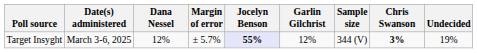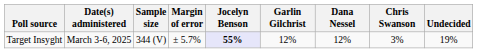columns swapped: (352, 18) <-> (161, 18)
(397, 40) bold -> (397, 40) normal
